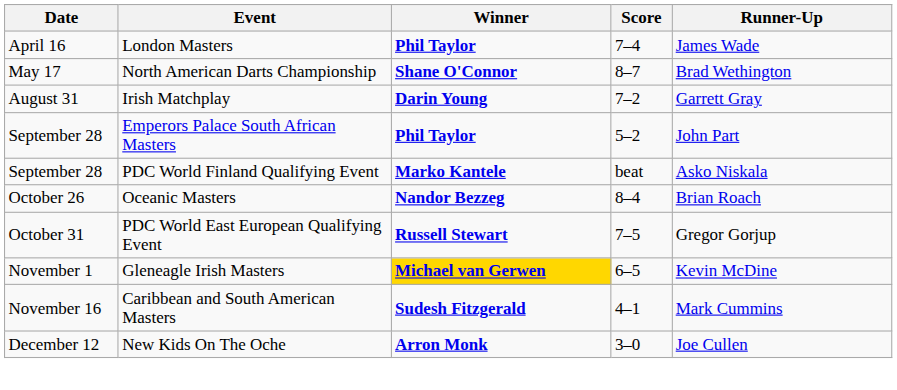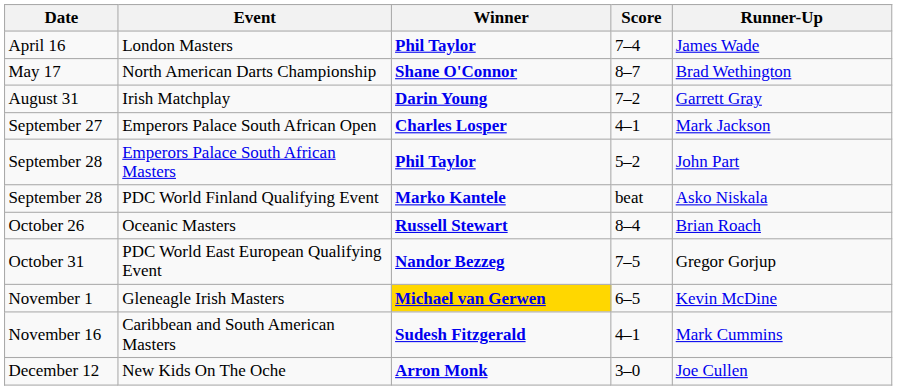+ row: (249, 125)
(450, 198) Nandor Bezzeg -> (451, 225) Russell Stewart
(451, 234) Russell Stewart -> (450, 261) Nandor Bezzeg
